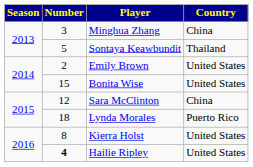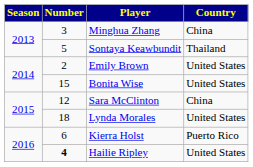(212, 118) Puerto Rico -> (216, 118) United States
(64, 135) 8 -> (64, 135) 6
(216, 135) United States -> (212, 135) Puerto Rico
